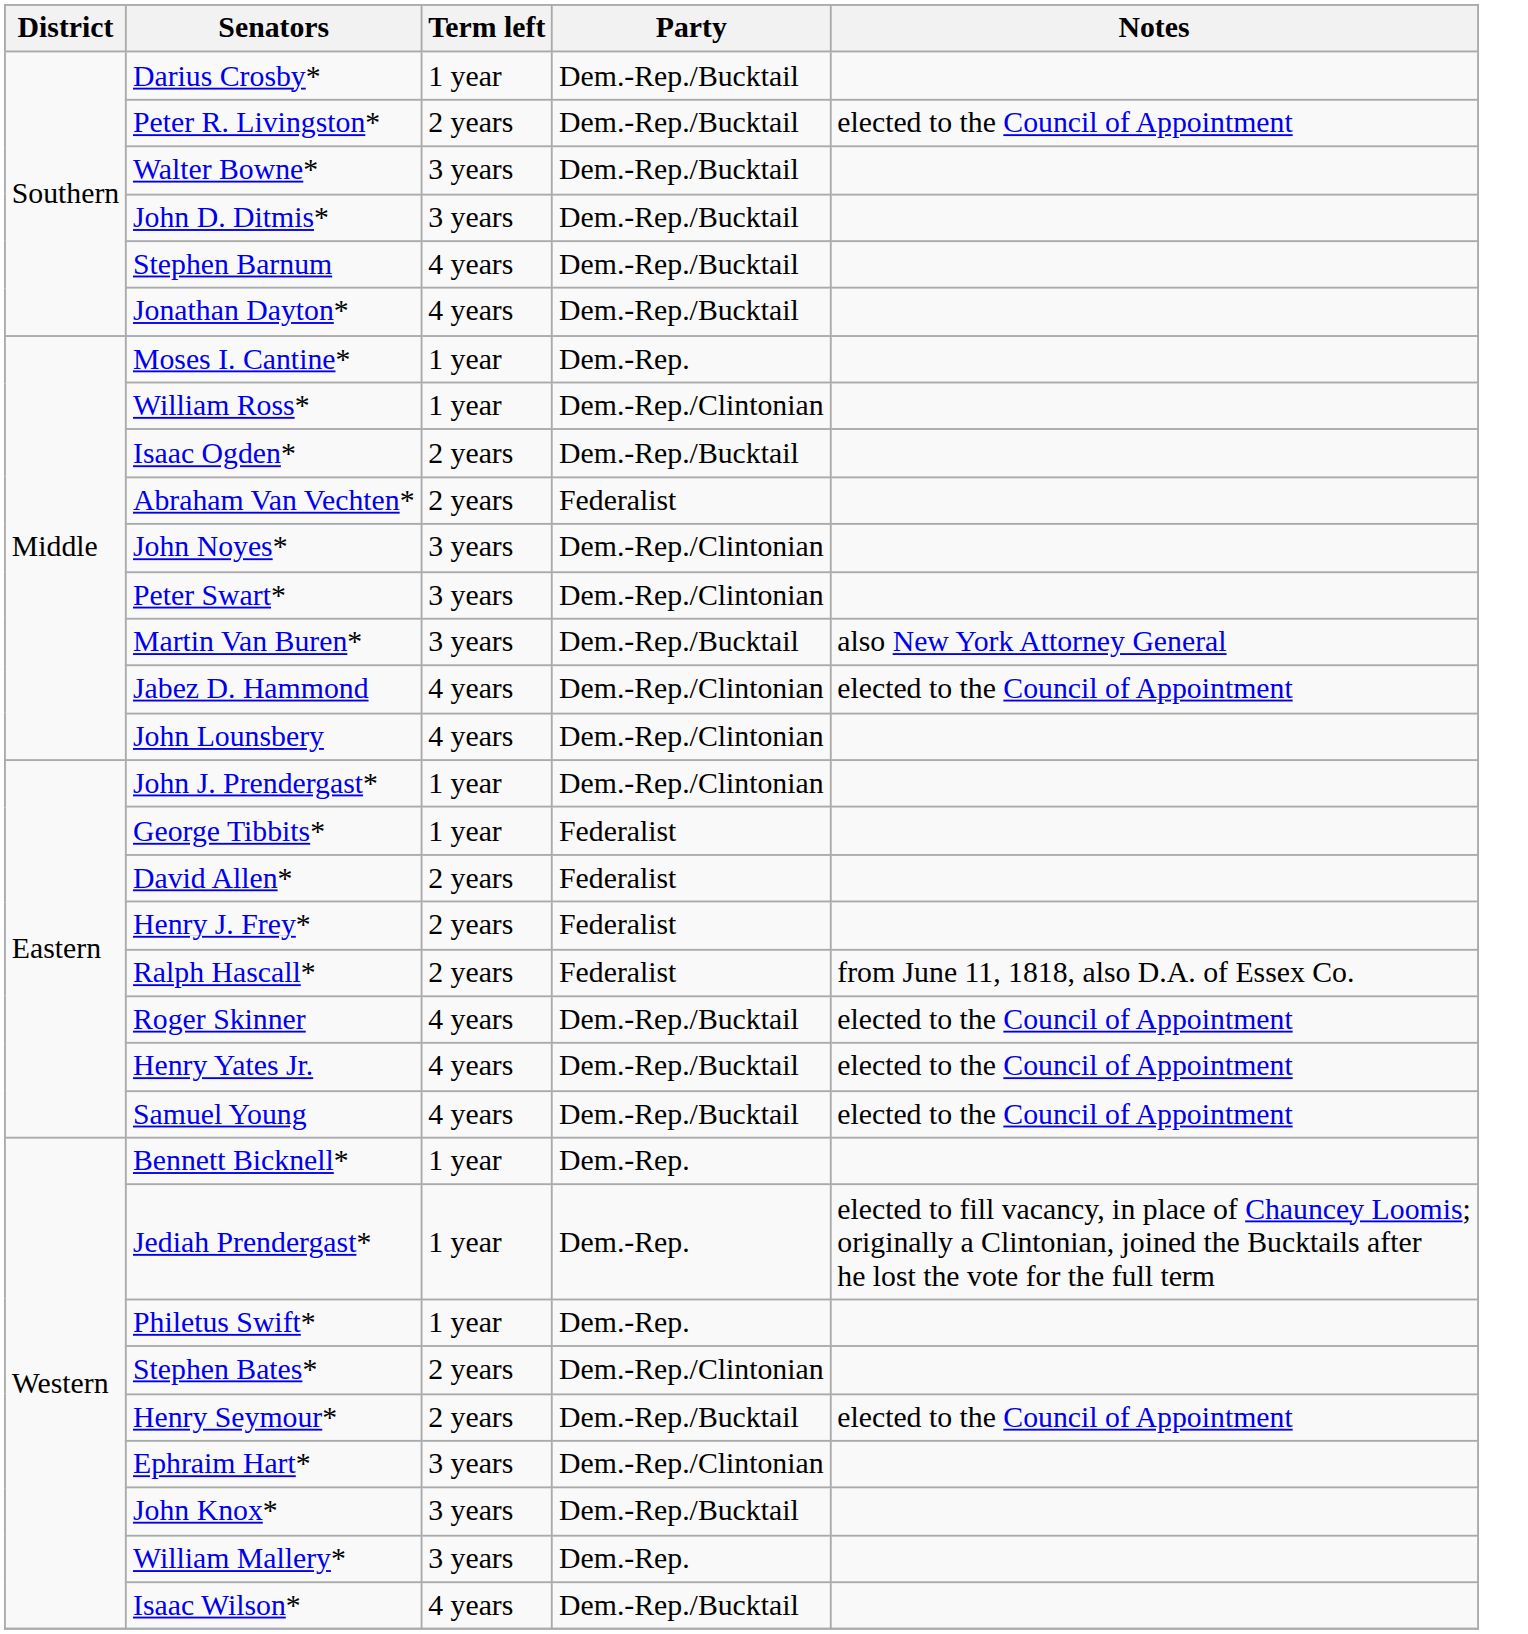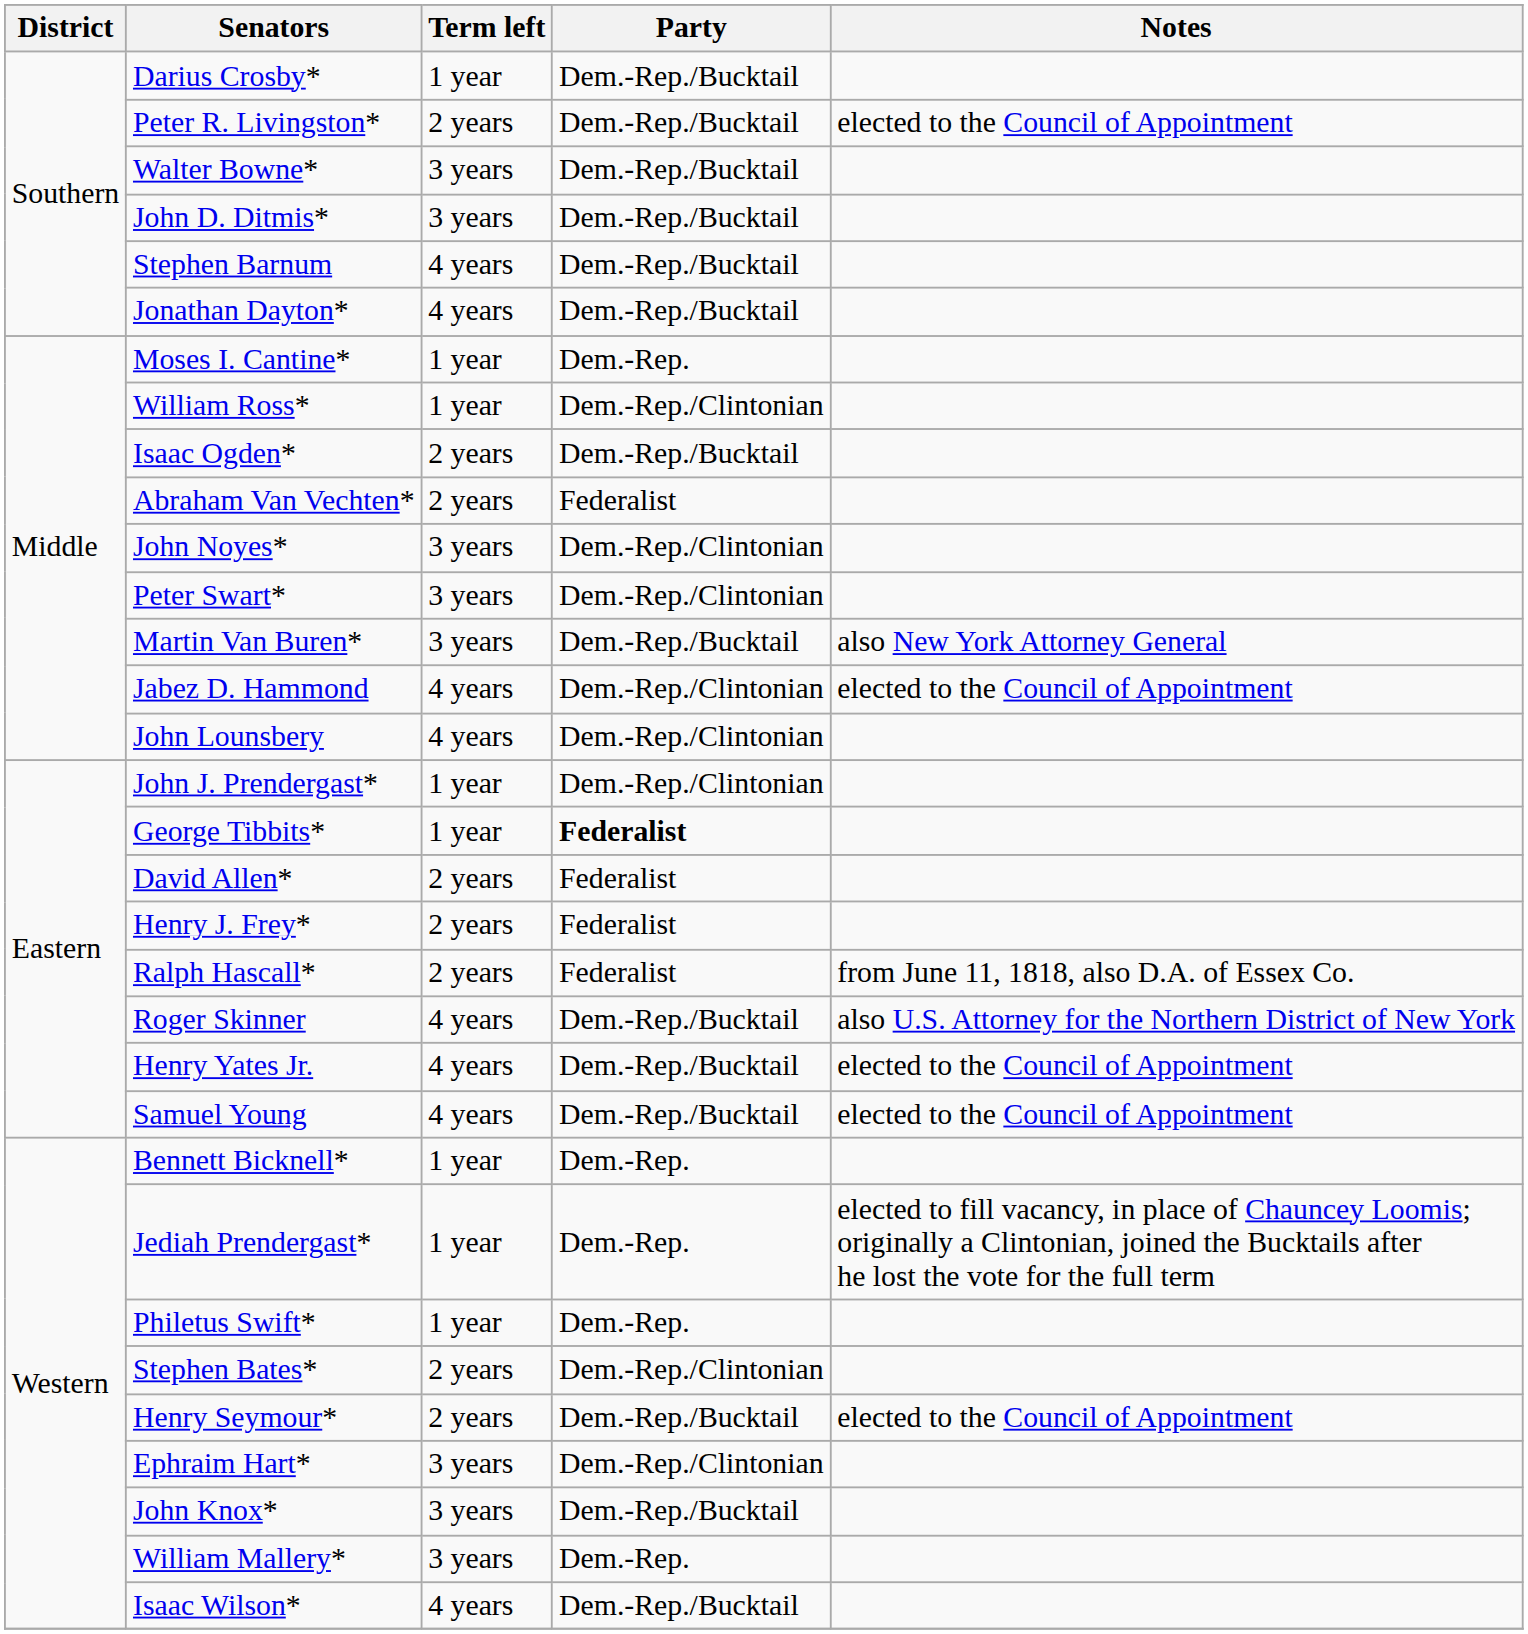(618, 830) normal -> (623, 830) bold
(1065, 1019) elected to the Council of Appointment -> (1176, 1019) also U.S. Attorney for the Northern District of New York
